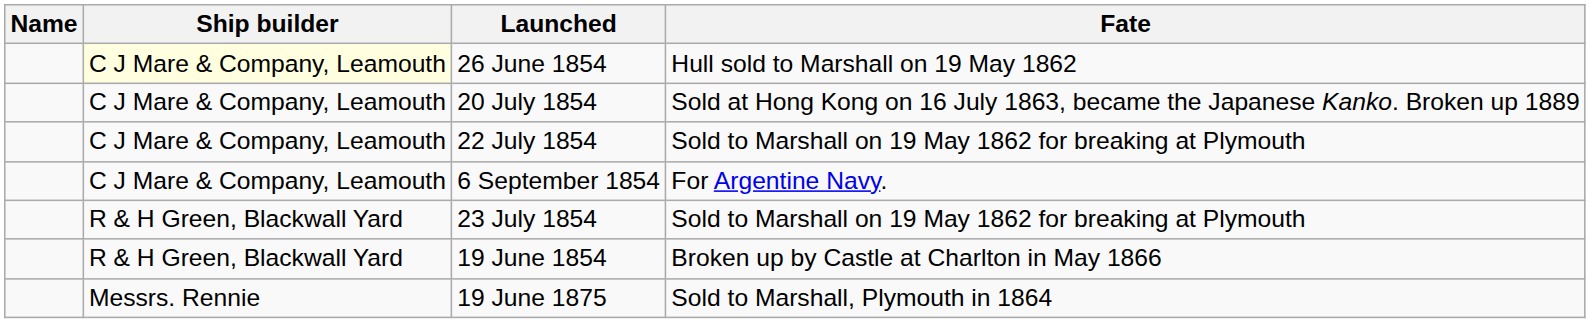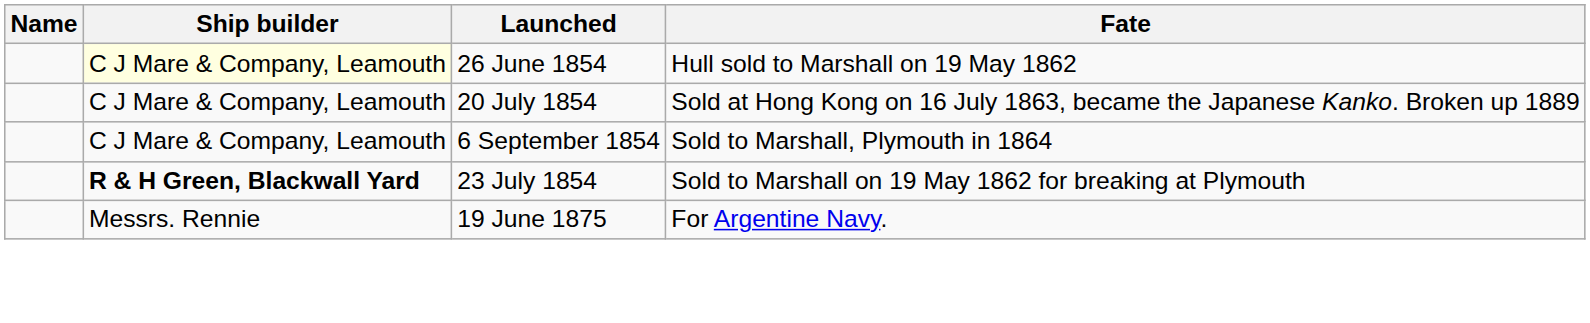- row: (527, 141)
(779, 180) For Argentine Navy. -> (862, 141) Sold to Marshall, Plymouth in 1864
(246, 219) normal -> (254, 180) bold
- row: (532, 258)
(862, 297) Sold to Marshall, Plymouth in 1864 -> (779, 219) For Argentine Navy.
